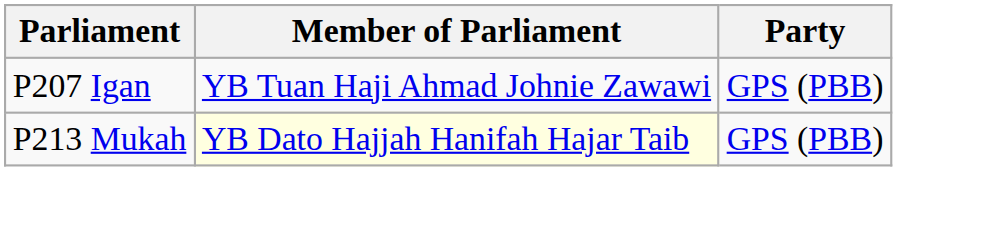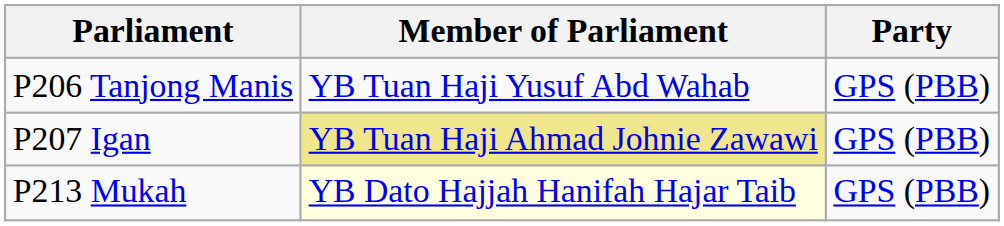+ row: (153, 84)
(457, 84) no background -> (563, 138) khaki background
